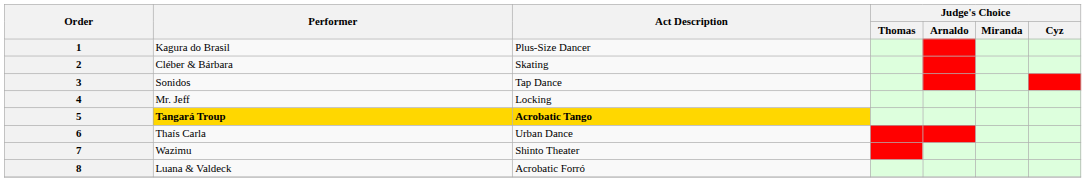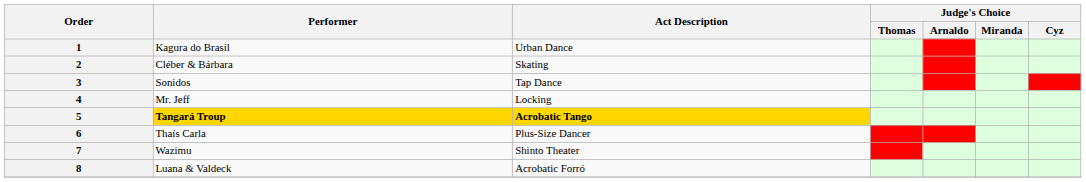(553, 47) Plus-Size Dancer -> (544, 47) Urban Dance
(544, 133) Urban Dance -> (553, 133) Plus-Size Dancer
